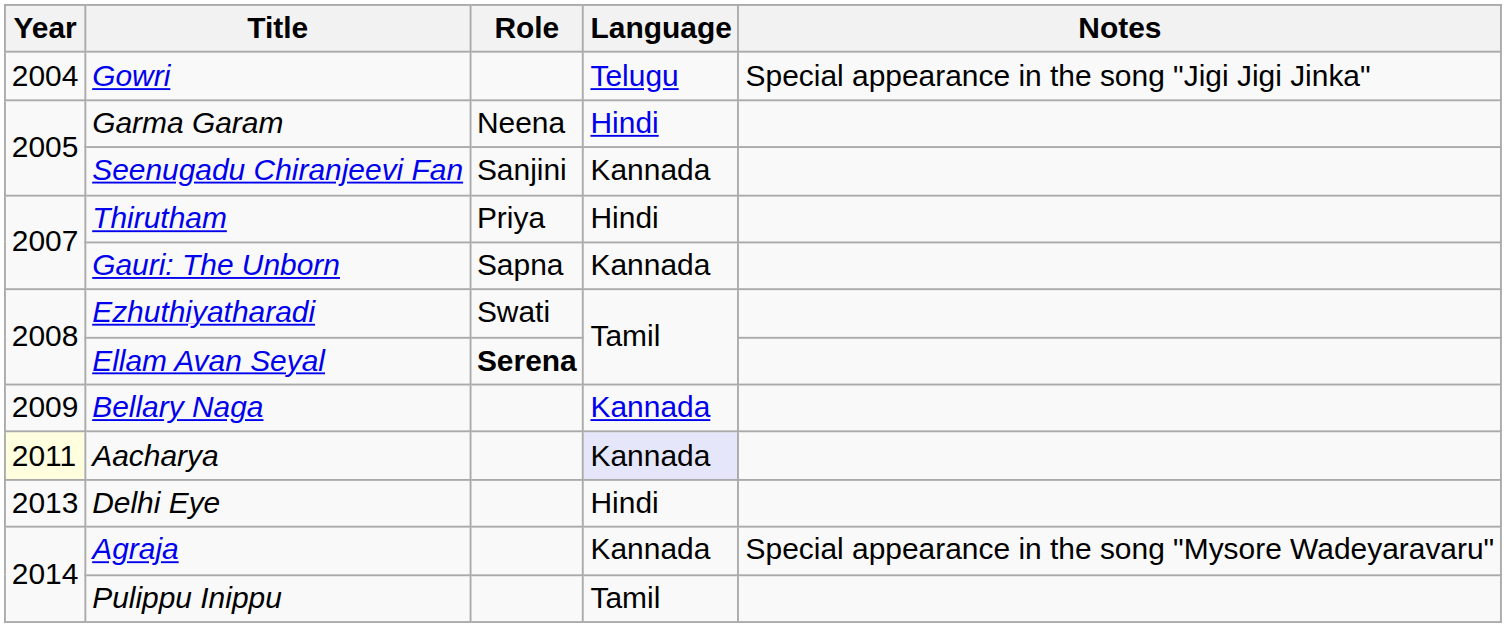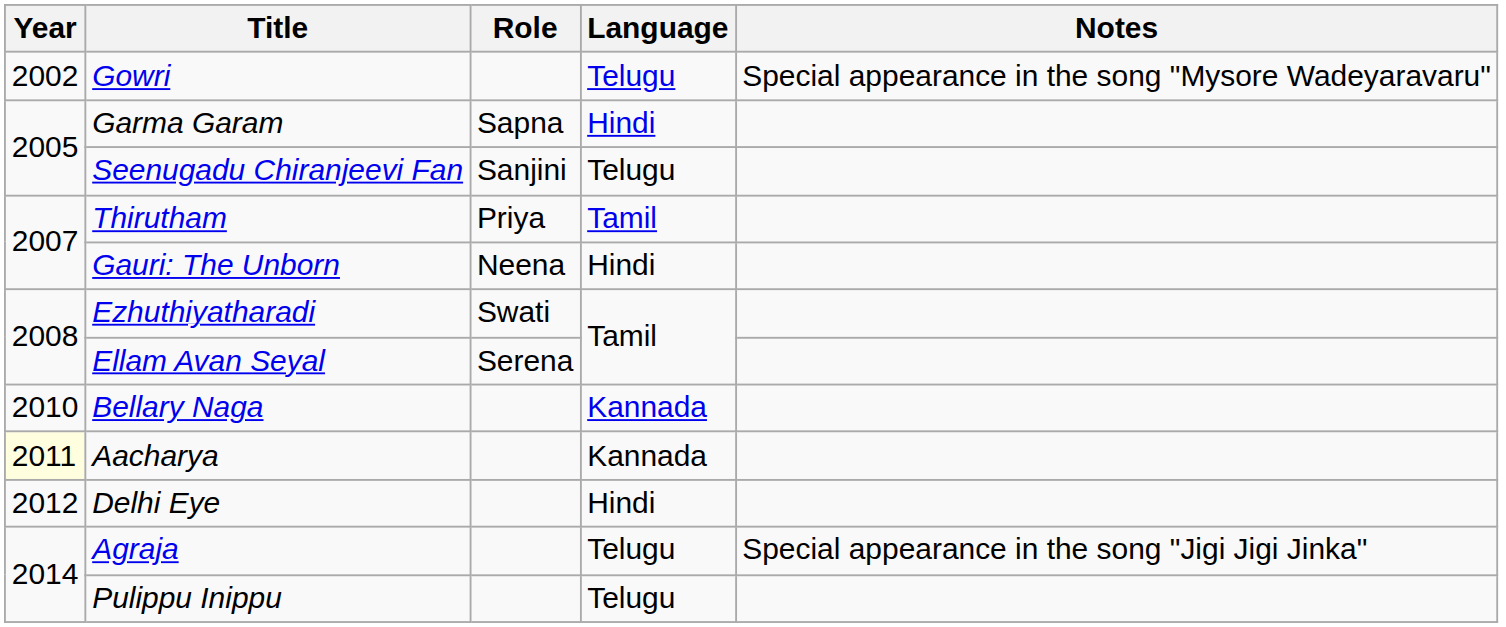(45, 75) 2004 -> (45, 75) 2002
(1058, 75) Special appearance in the song "Jigi Jigi Jinka" -> (1117, 75) Special appearance in the song "Mysore Wadeyaravaru"
(521, 123) Neena -> (520, 123) Sapna
(650, 170) Kannada -> (631, 170) Telugu
(625, 218) Hindi -> (622, 218) Tamil
(520, 265) Sapna -> (521, 265) Neena
(650, 265) Kannada -> (621, 265) Hindi
(527, 360) bold -> (525, 360) normal
(45, 407) 2009 -> (45, 407) 2010
(650, 455) lavender background -> (647, 455) no background
(45, 502) 2013 -> (45, 502) 2012
(650, 550) Kannada -> (631, 550) Telugu
(1120, 550) Special appearance in the song "Mysore Wadeyaravaru" -> (1055, 550) Special appearance in the song "Jigi Jigi Jinka"
(625, 597) Tamil -> (631, 597) Telugu
